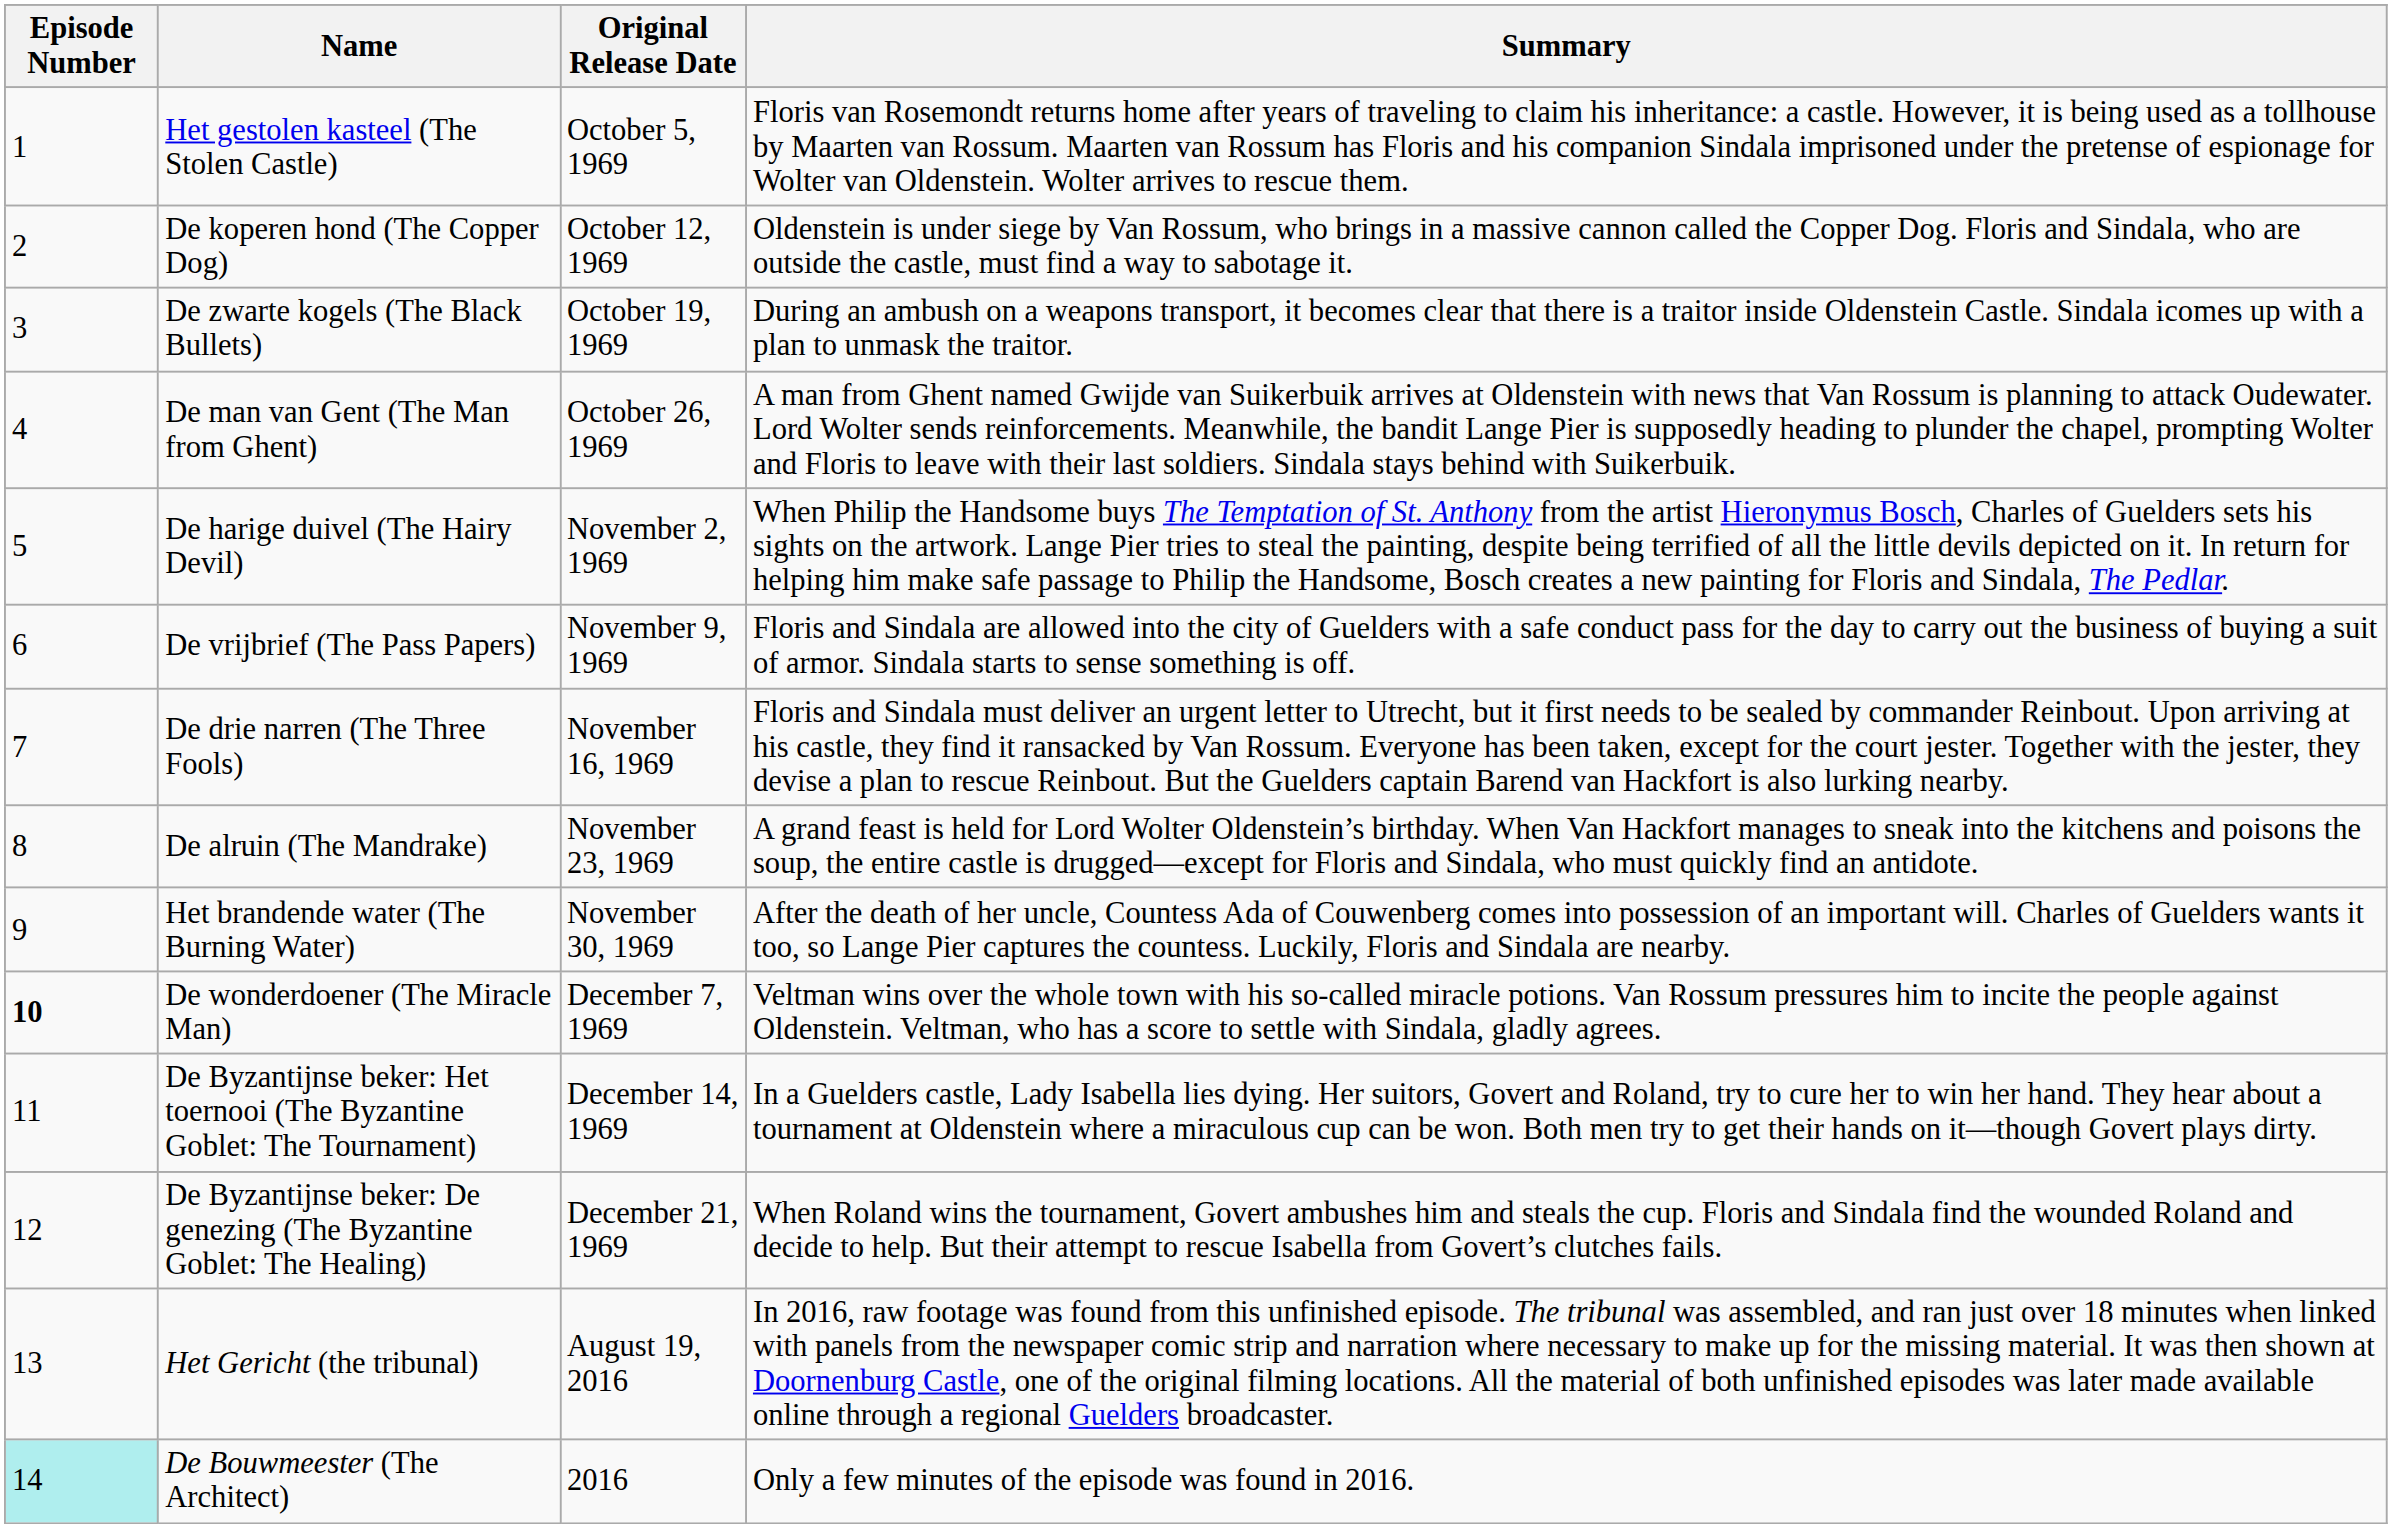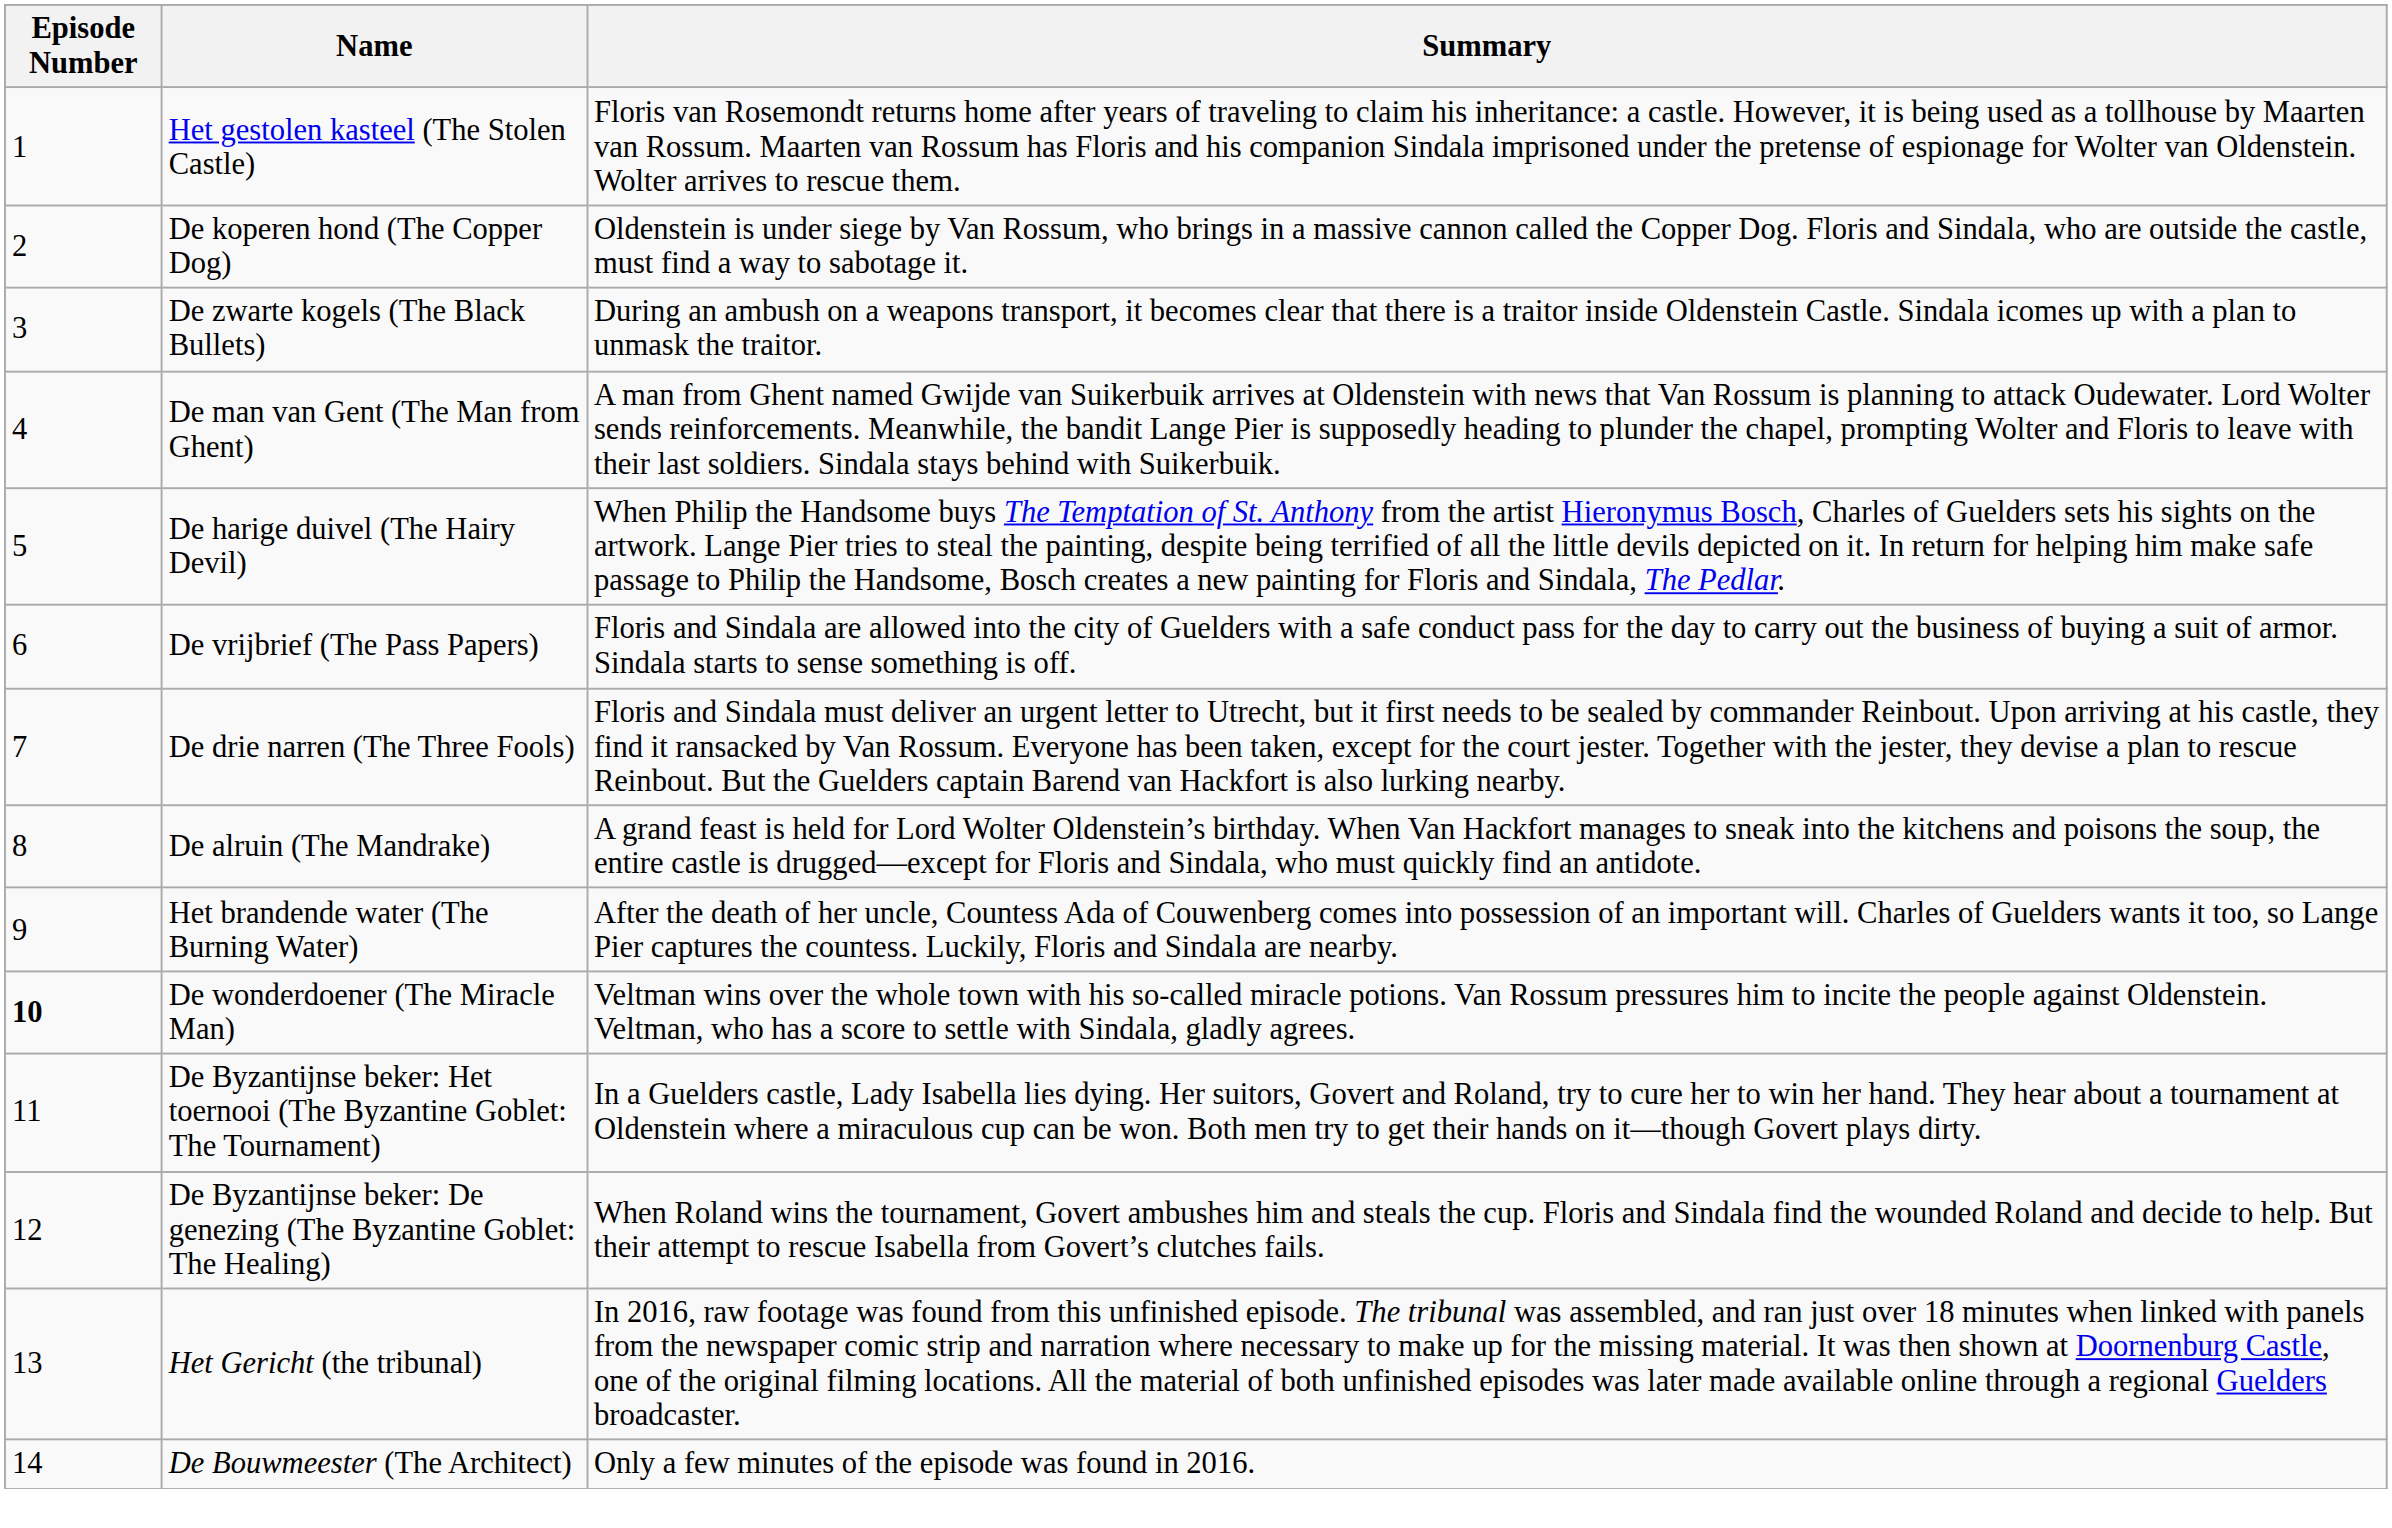- column: (653, 45)
(27, 1480) paleturquoise background -> (27, 1463) no background
